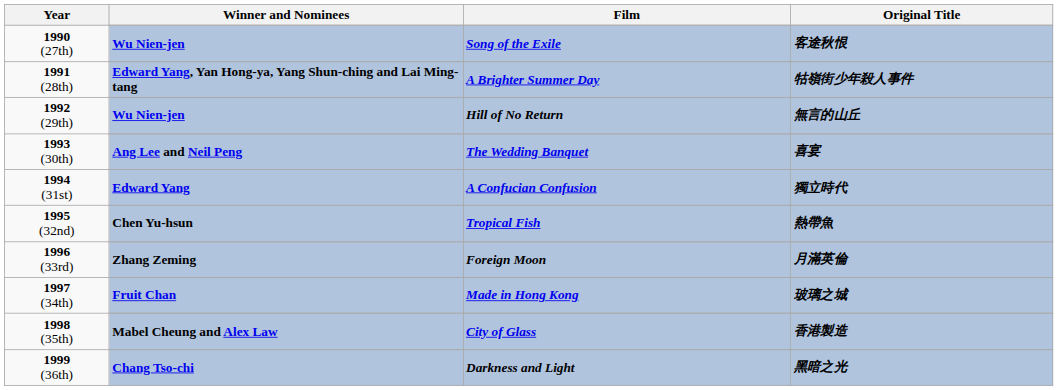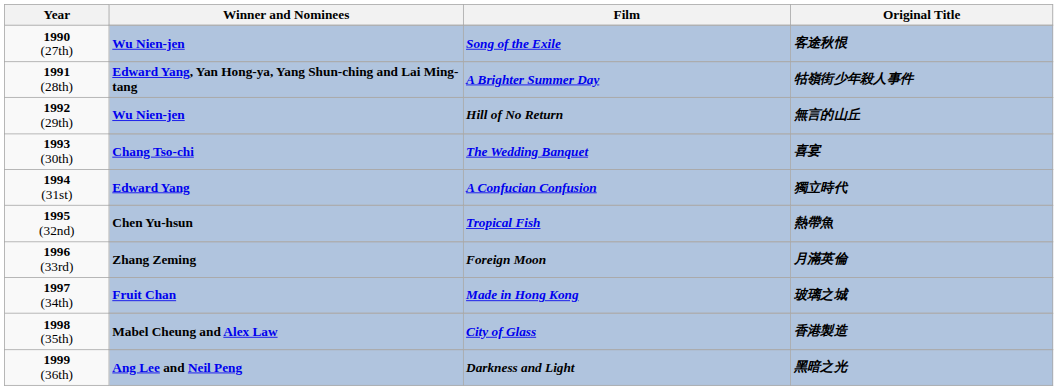(177, 151) Ang Lee and Neil Peng -> (153, 151) Chang Tso-chi
(153, 367) Chang Tso-chi -> (177, 367) Ang Lee and Neil Peng
